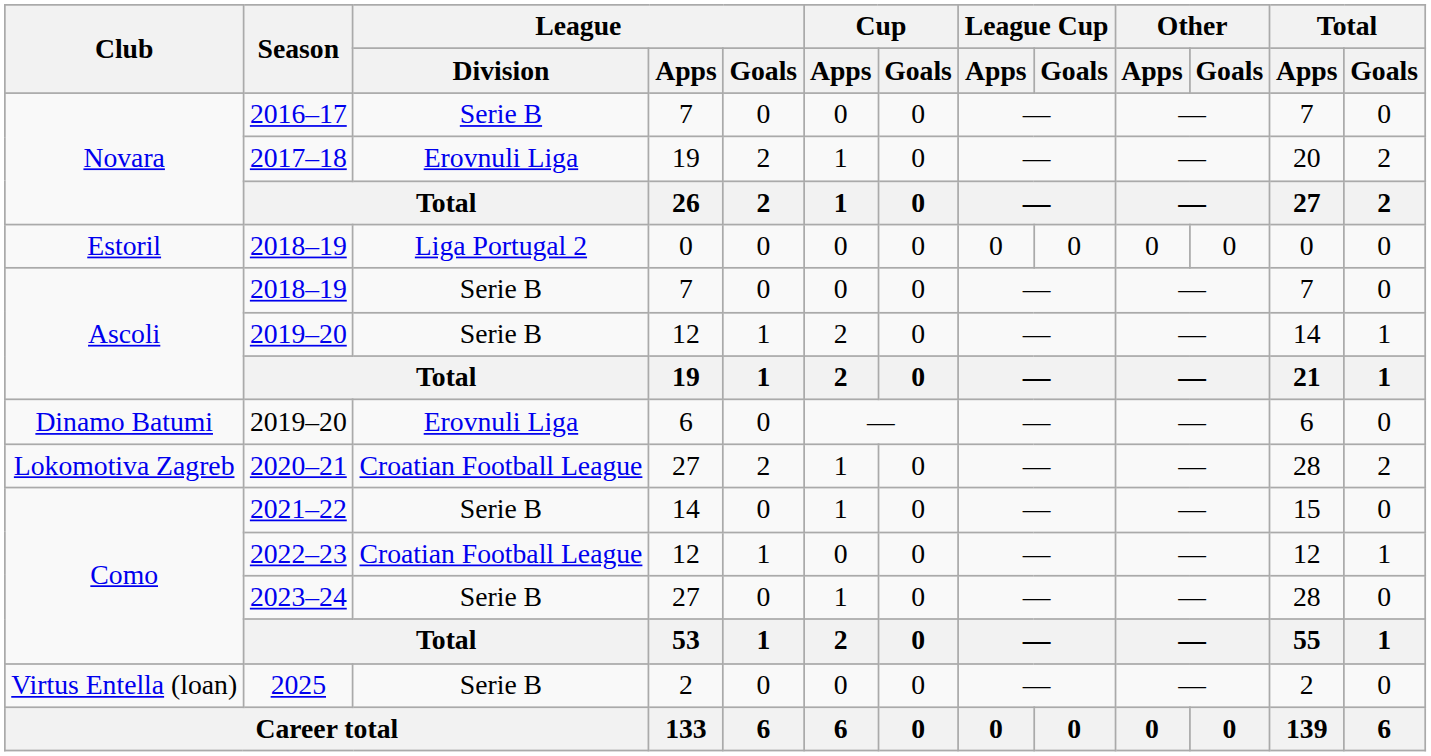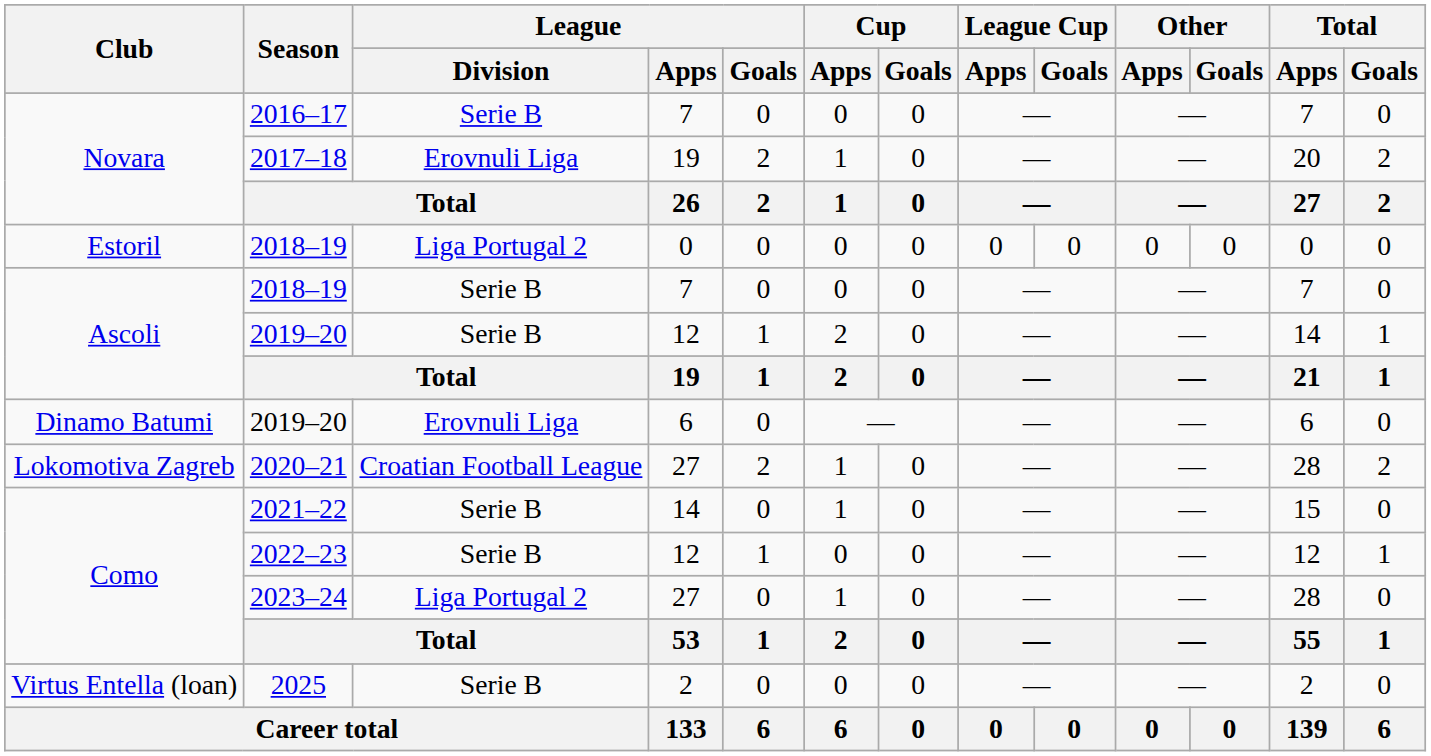(501, 553) Croatian Football League -> (501, 553) Serie B
(501, 597) Serie B -> (501, 597) Liga Portugal 2
